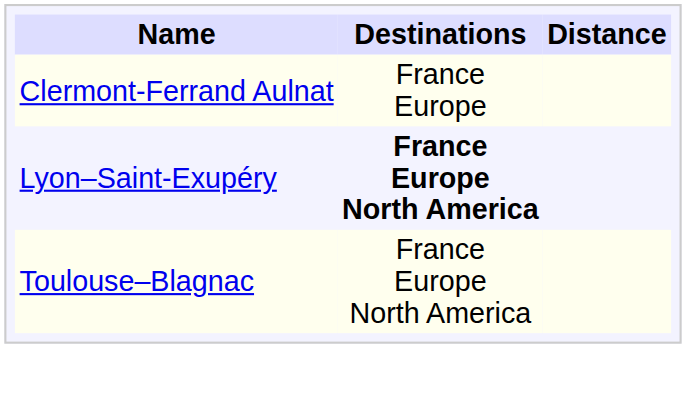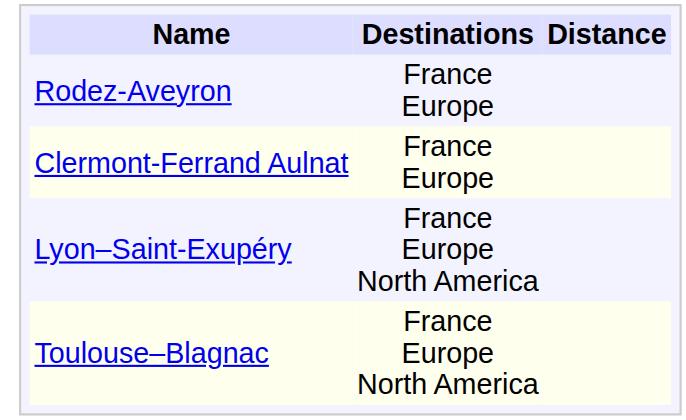+ row: (133, 91)
(440, 178) bold -> (448, 250) normal
